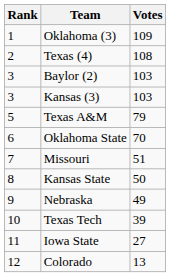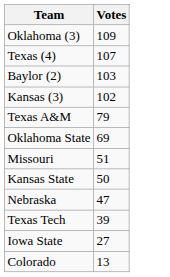- column: (23, 14)
(142, 55) 108 -> (106, 55) 107
(142, 96) 103 -> (106, 96) 102
(139, 138) 70 -> (103, 138) 69
(139, 199) 49 -> (103, 199) 47
